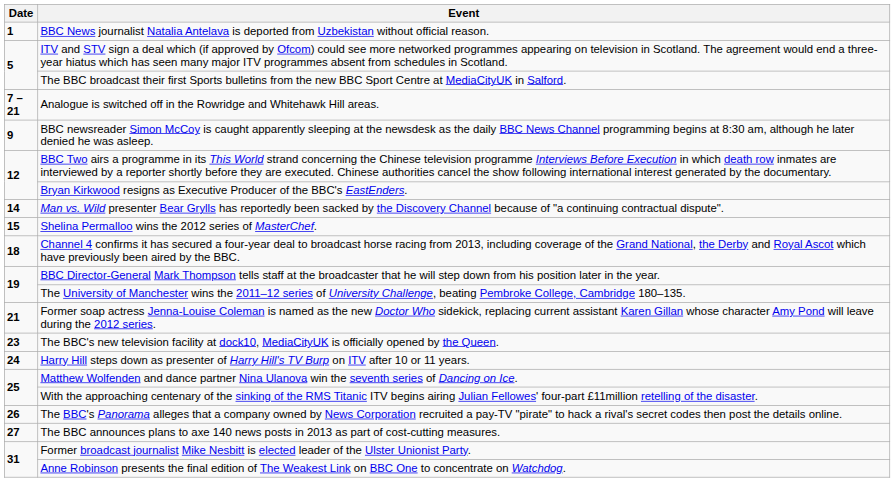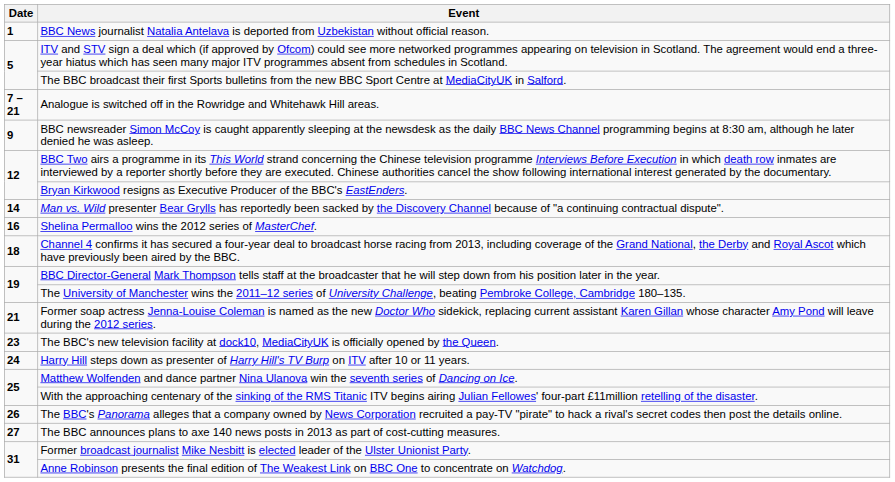(13, 226) 15 -> (13, 226) 16
